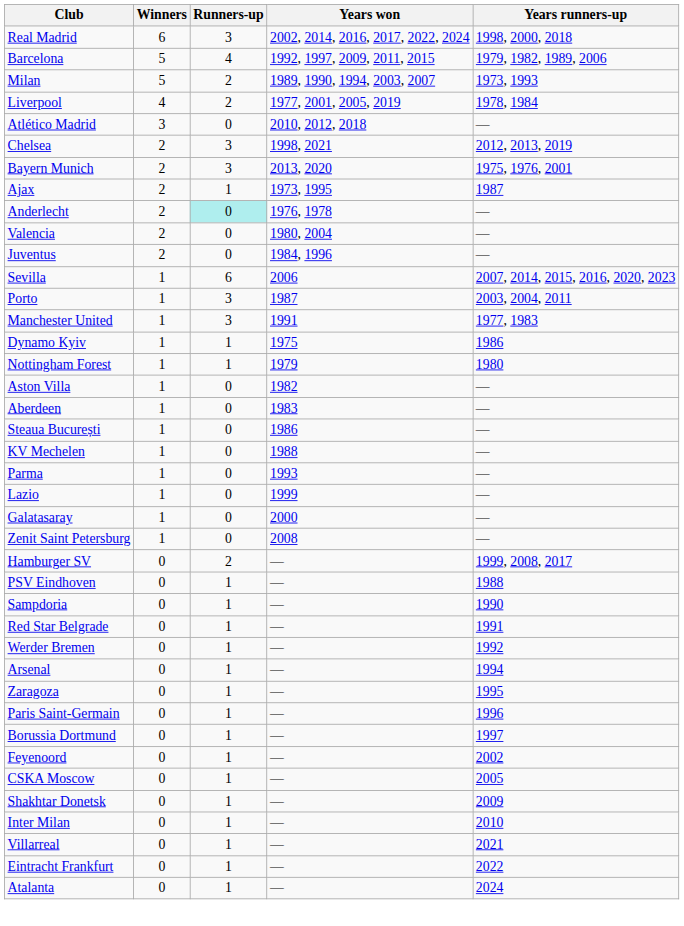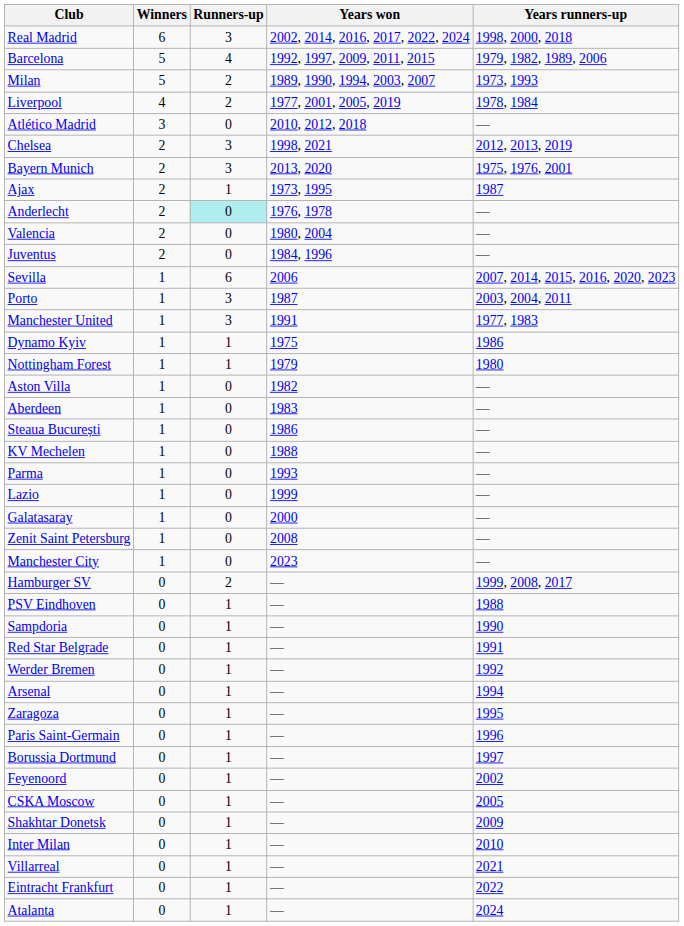+ row: (53, 560)
